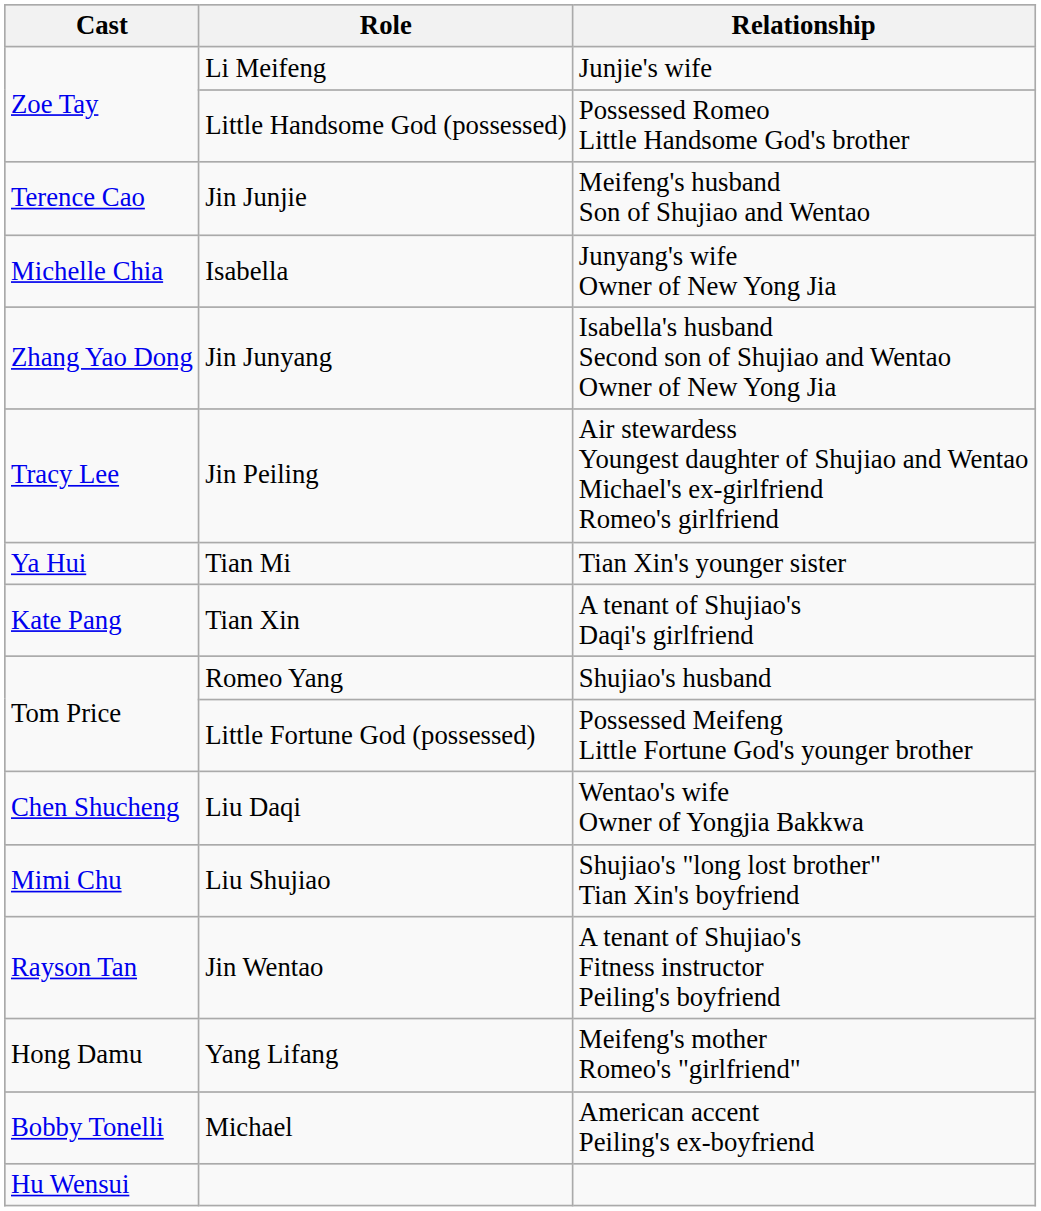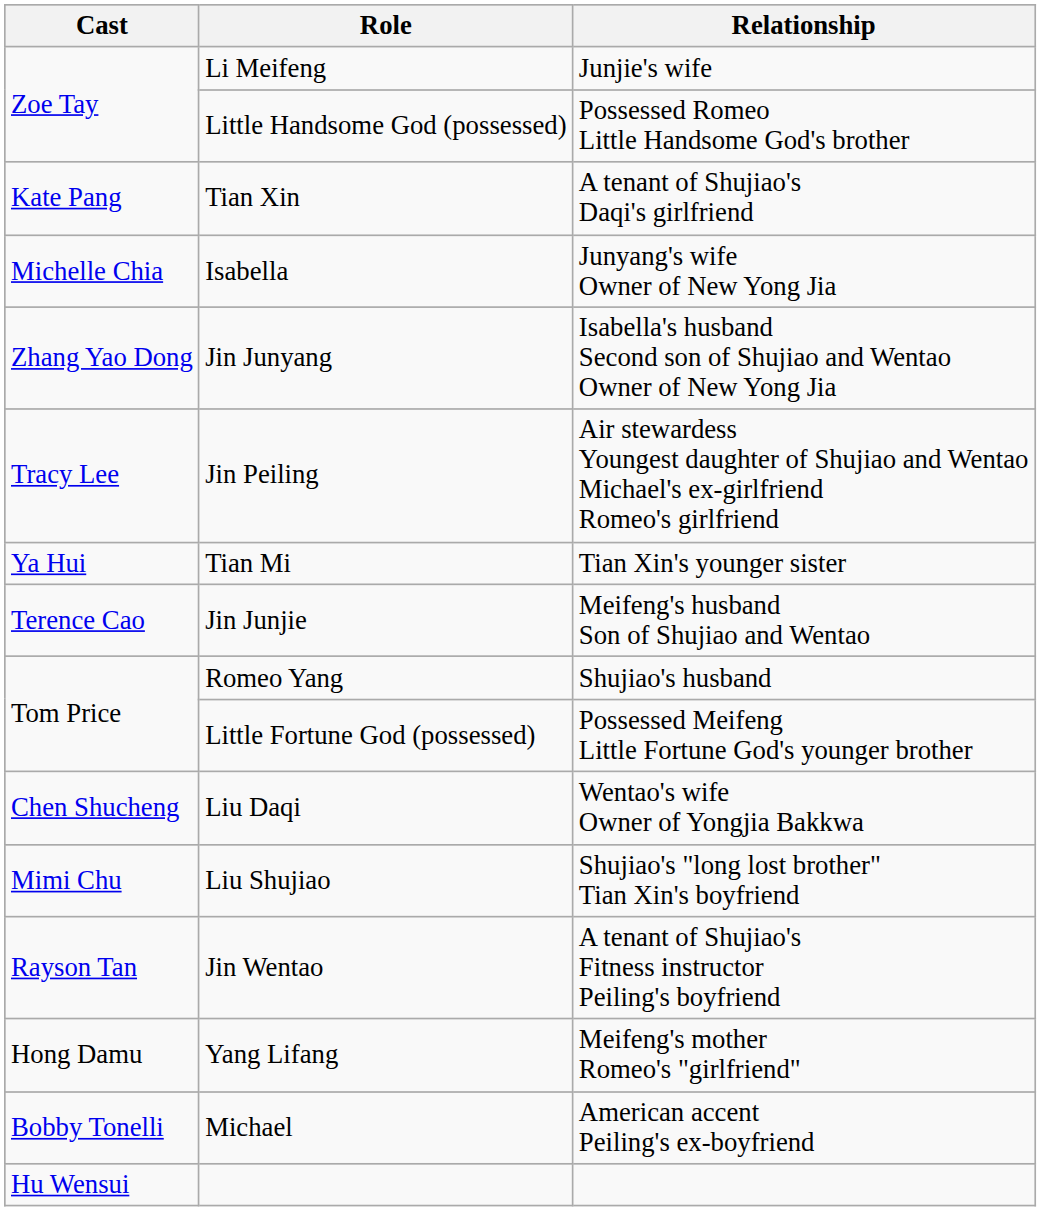rows swapped: (256, 197) <-> (253, 620)
